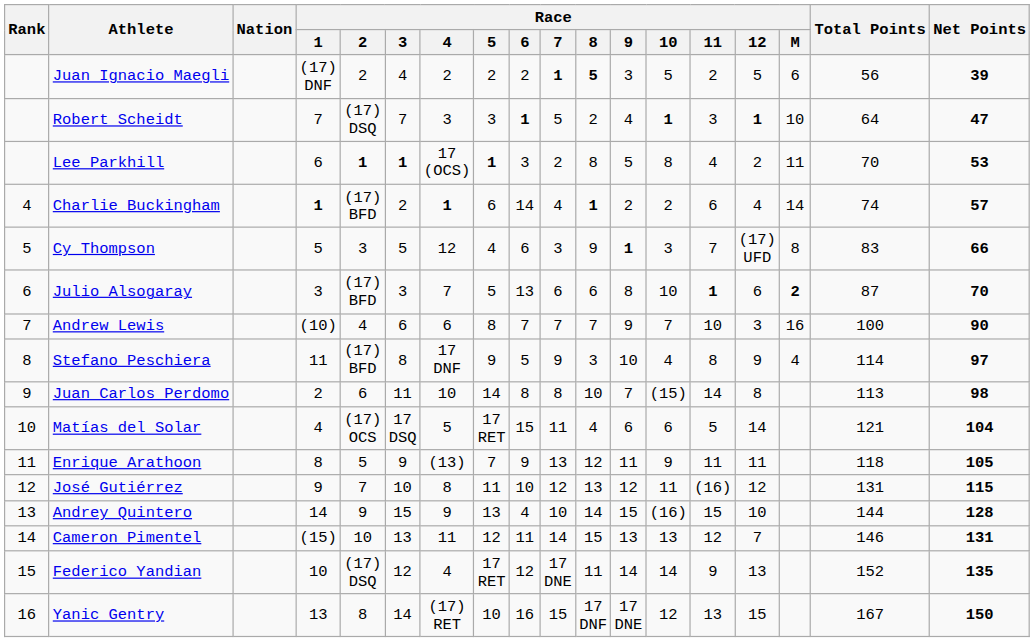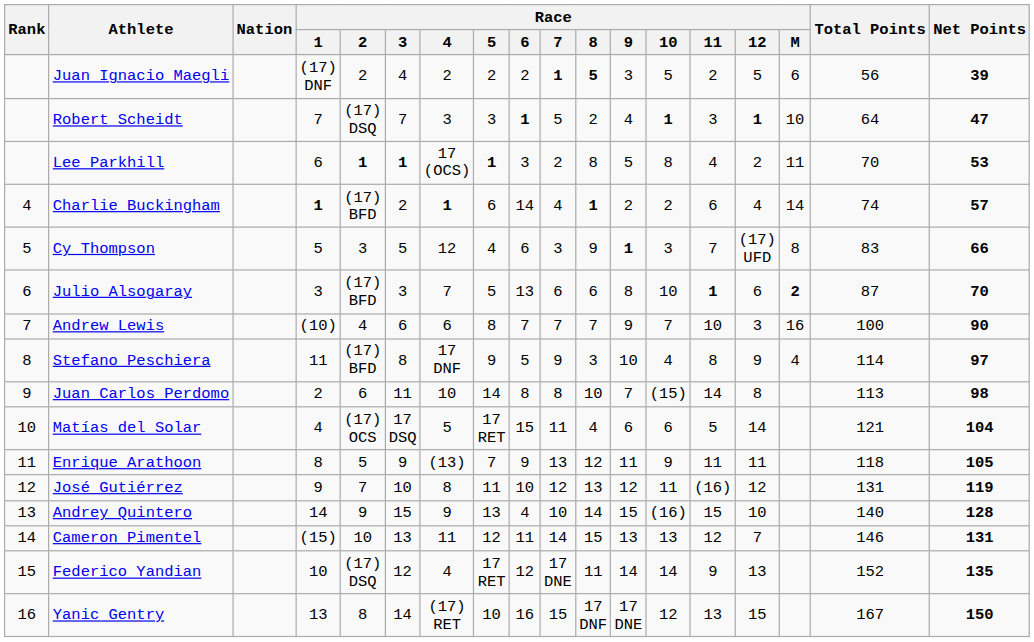(980, 488) 115 -> (980, 488) 119
(870, 513) 144 -> (870, 513) 140
